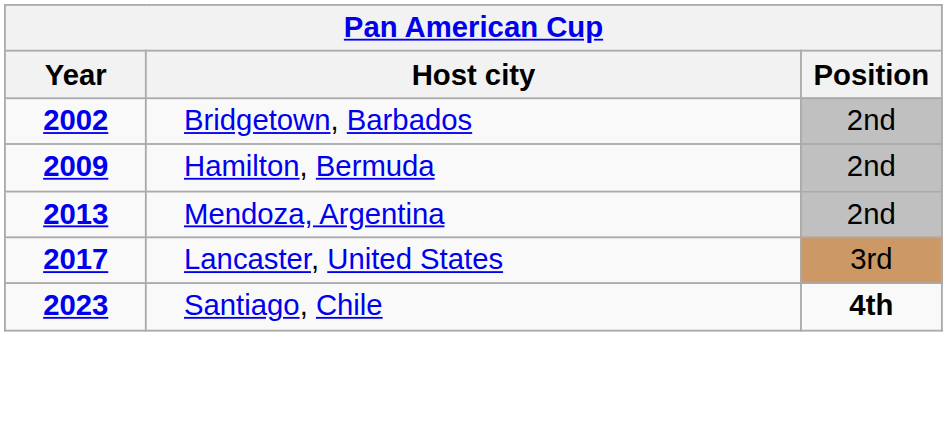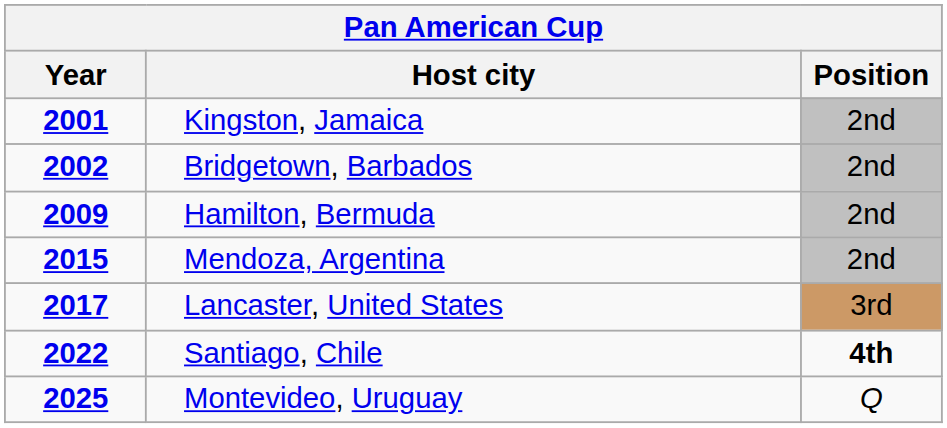+ row: (304, 120)
(76, 213) 2013 -> (76, 259) 2015
(76, 306) 2023 -> (76, 352) 2022
+ row: (323, 399)
